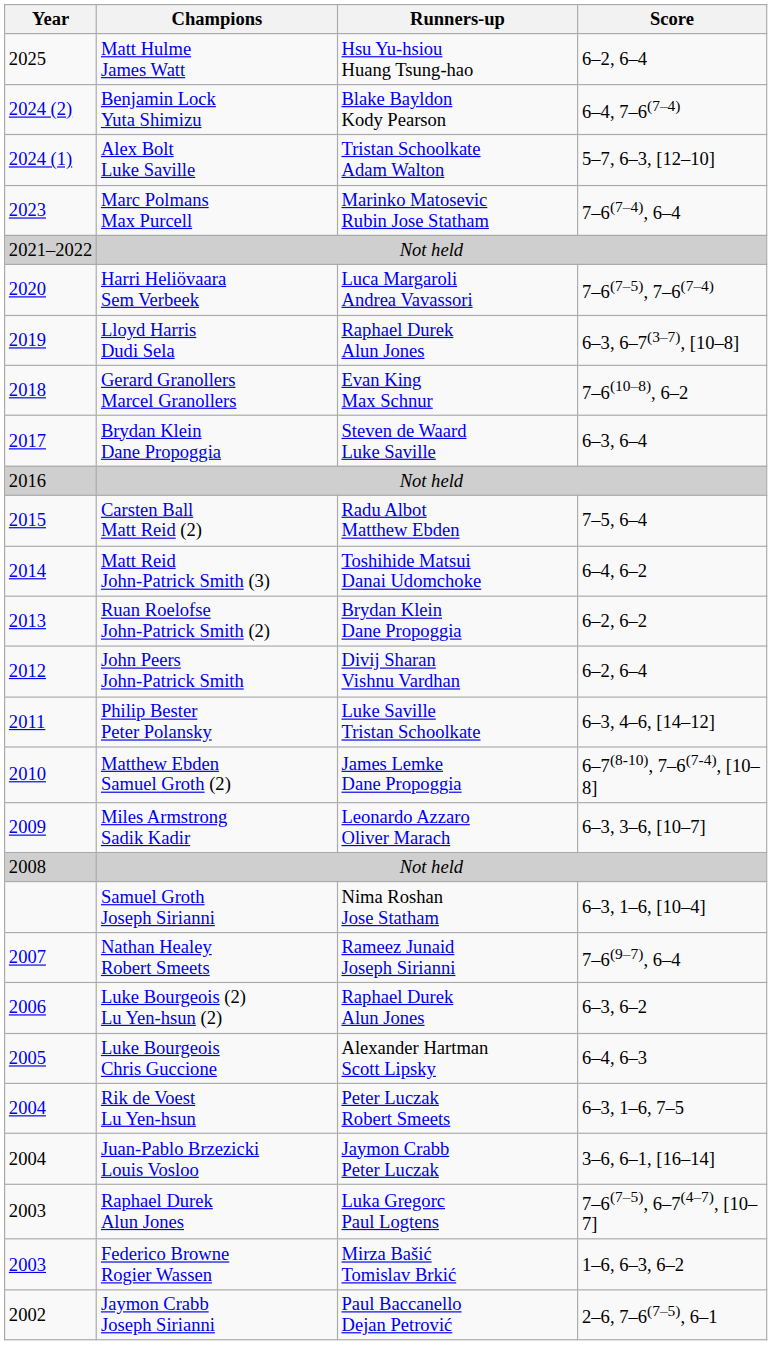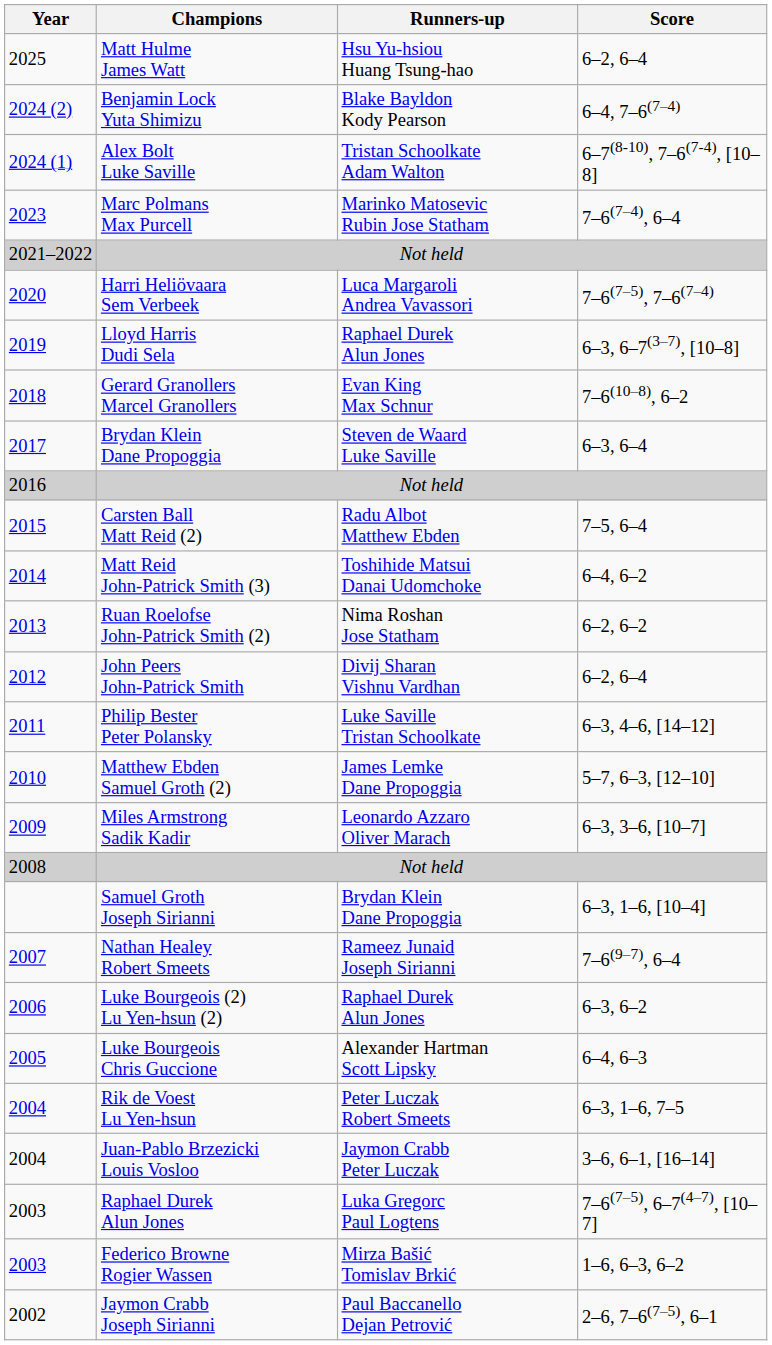(649, 159) 5–7, 6–3, [12–10] -> (671, 162) 6–7(8-10), 7–6(7-4), [10–8]
(402, 621) Brydan Klein Dane Propoggia -> (392, 626) Nima Roshan Jose Statham
(671, 774) 6–7(8-10), 7–6(7-4), [10–8] -> (649, 777) 5–7, 6–3, [12–10]
(392, 907) Nima Roshan Jose Statham -> (402, 907) Brydan Klein Dane Propoggia
